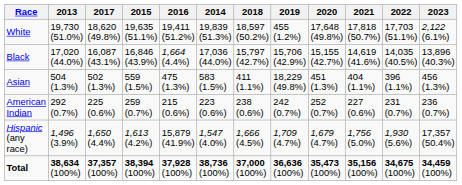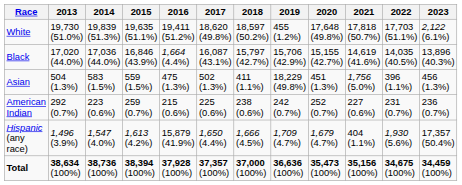columns swapped: (215, 12) <-> (104, 12)
(361, 82) 404 (1.1%) -> (361, 82) 1,756 (5.0%)
(361, 138) 1,756 (5.0%) -> (361, 138) 404 (1.1%)
